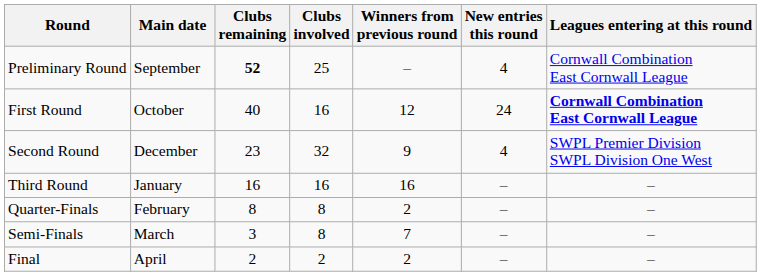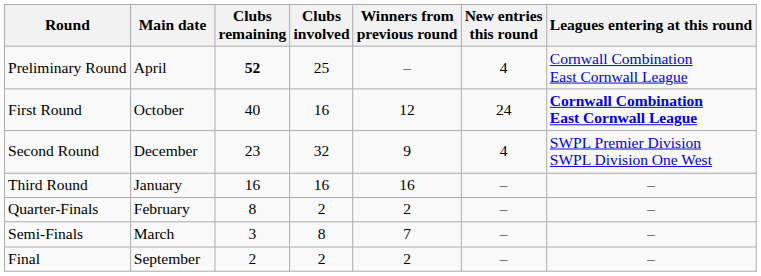(167, 67) September -> (150, 67) April
(322, 209) 8 -> (322, 209) 2
(150, 258) April -> (167, 258) September
